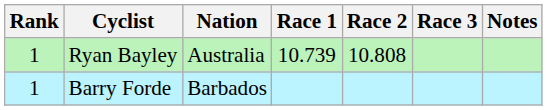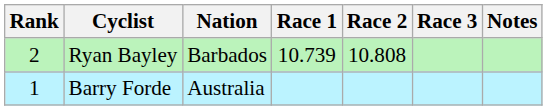(34, 54) 1 -> (34, 54) 2
(226, 54) Australia -> (227, 54) Barbados
(227, 88) Barbados -> (226, 88) Australia
